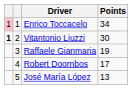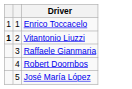- column: (113, 11)
(9, 24) pink background -> (9, 24) no background
